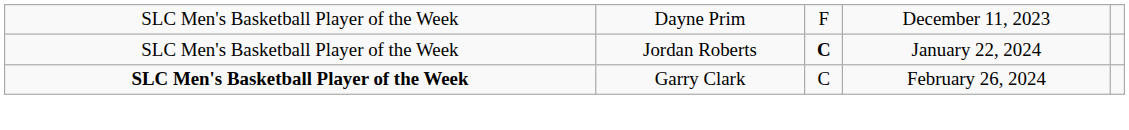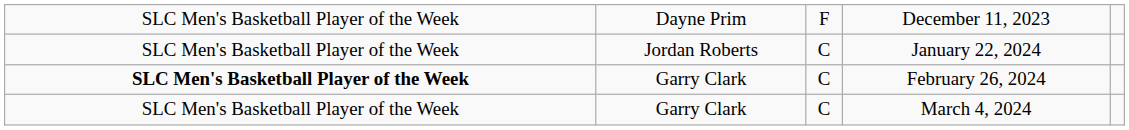(824, 49) bold -> (824, 49) normal
+ row: (976, 109)
